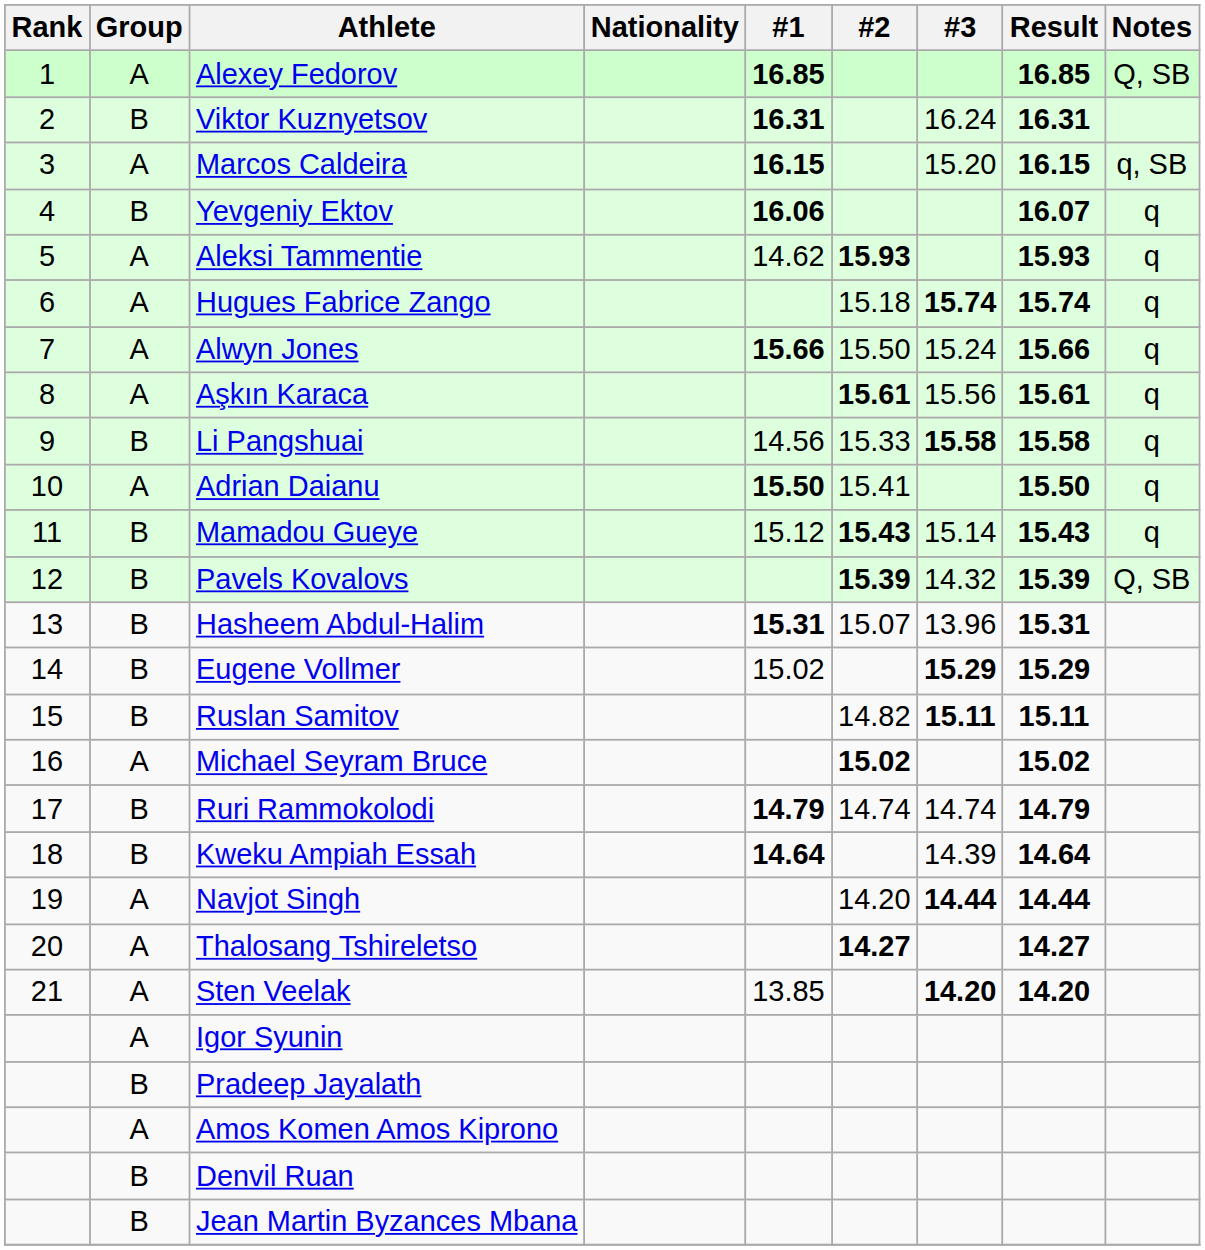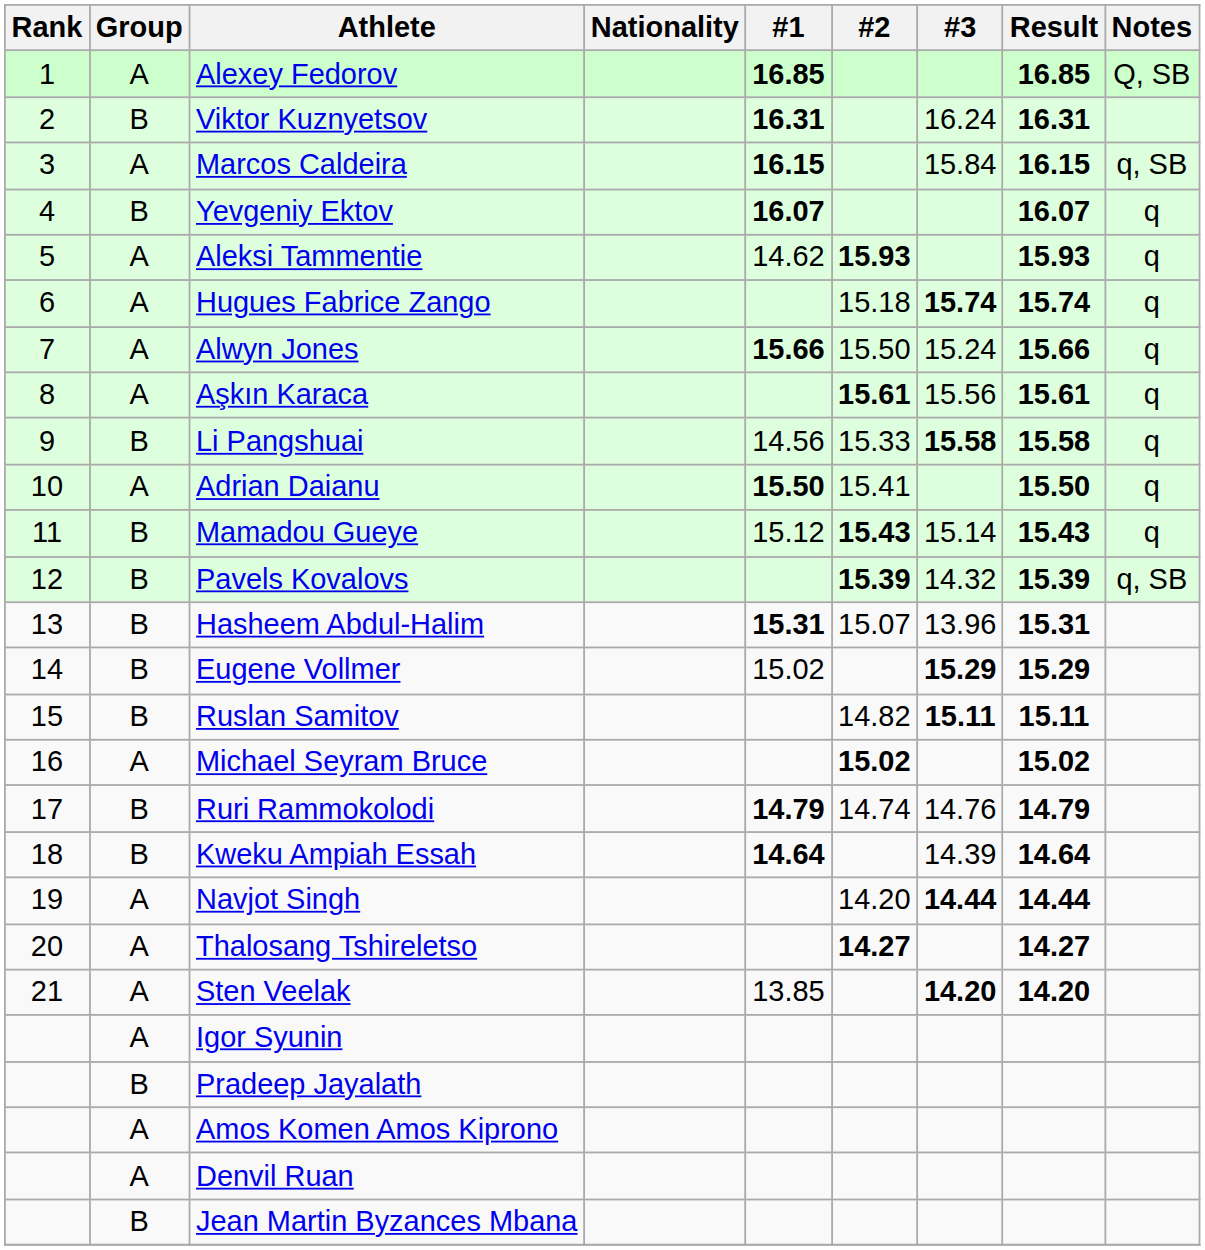(960, 165) 15.20 -> (960, 165) 15.84
(788, 211) 16.06 -> (788, 211) 16.07
(1152, 578) Q, SB -> (1152, 578) q, SB
(960, 808) 14.74 -> (960, 808) 14.76
(139, 1175) B -> (139, 1175) A
